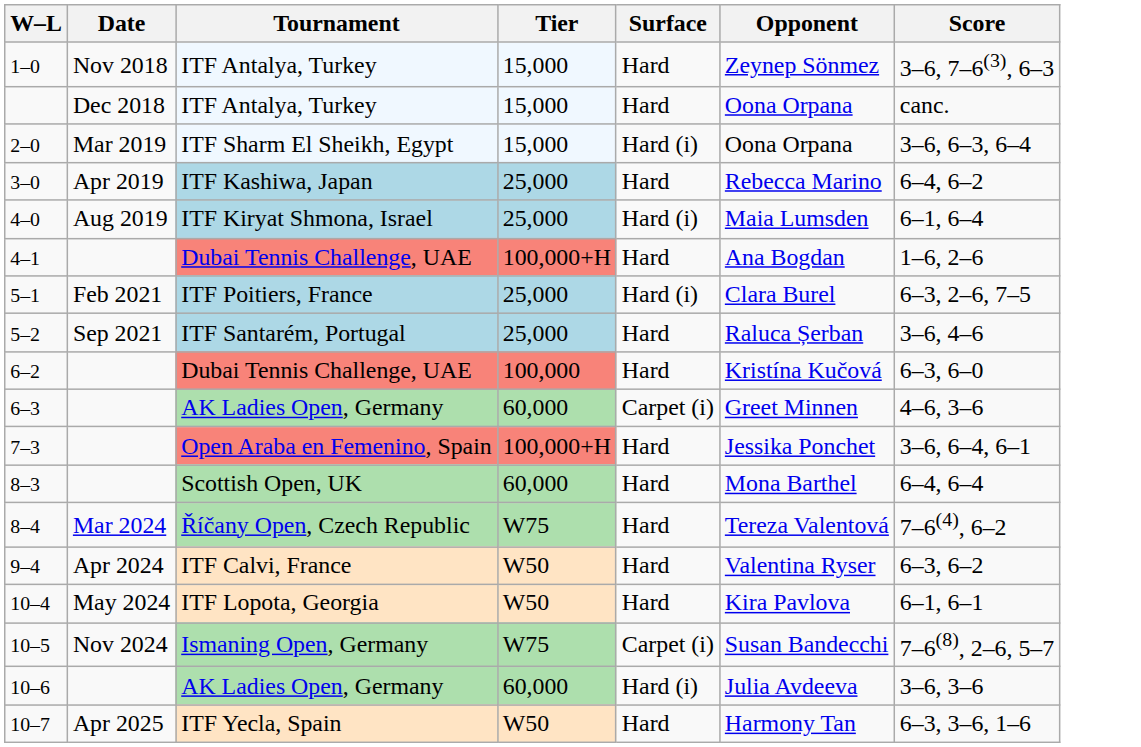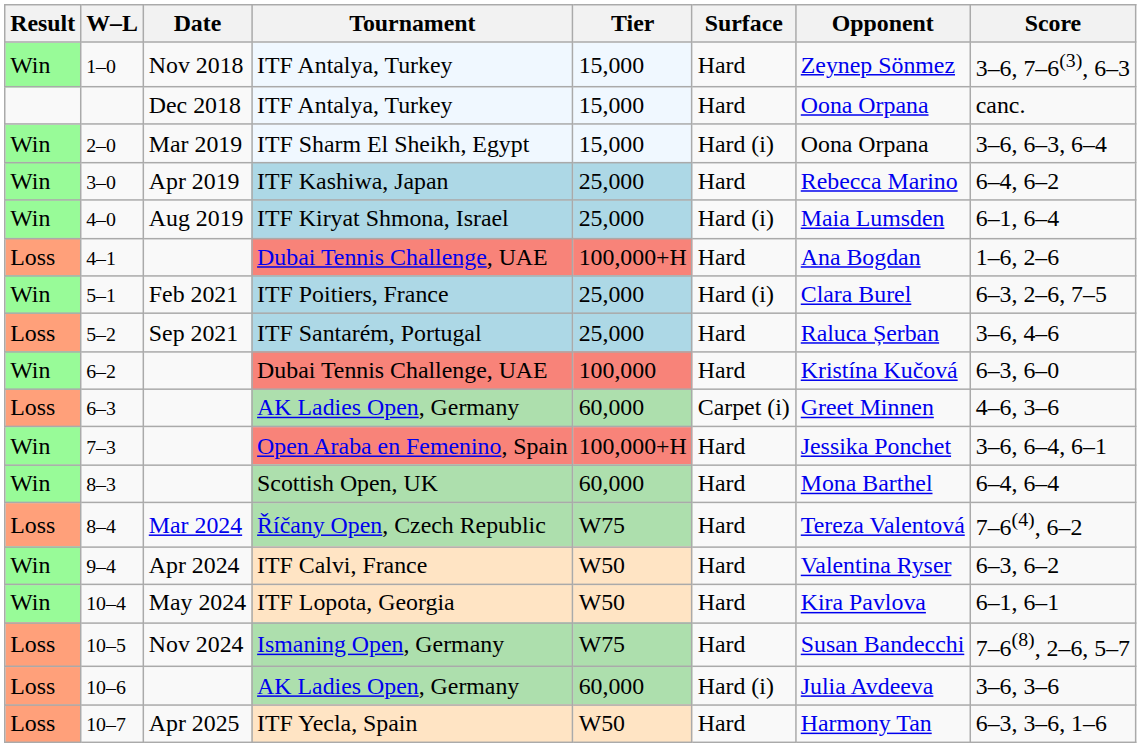+ column: (43, 23)
(668, 644) Carpet (i) -> (722, 644) Hard
